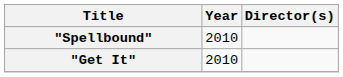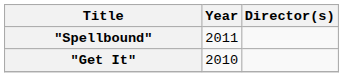(222, 38) 2010 -> (222, 38) 2011
